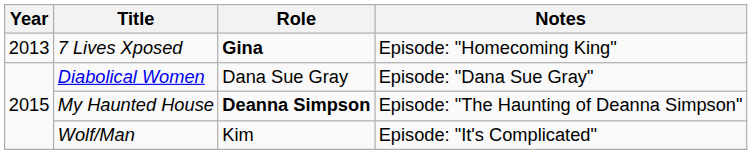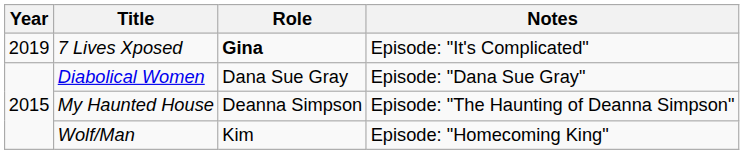(29, 47) 2013 -> (29, 47) 2019
(498, 47) Episode: "Homecoming King" -> (480, 47) Episode: "It's Complicated"
(296, 105) bold -> (292, 105) normal
(488, 134) Episode: "It's Complicated" -> (490, 134) Episode: "Homecoming King"
